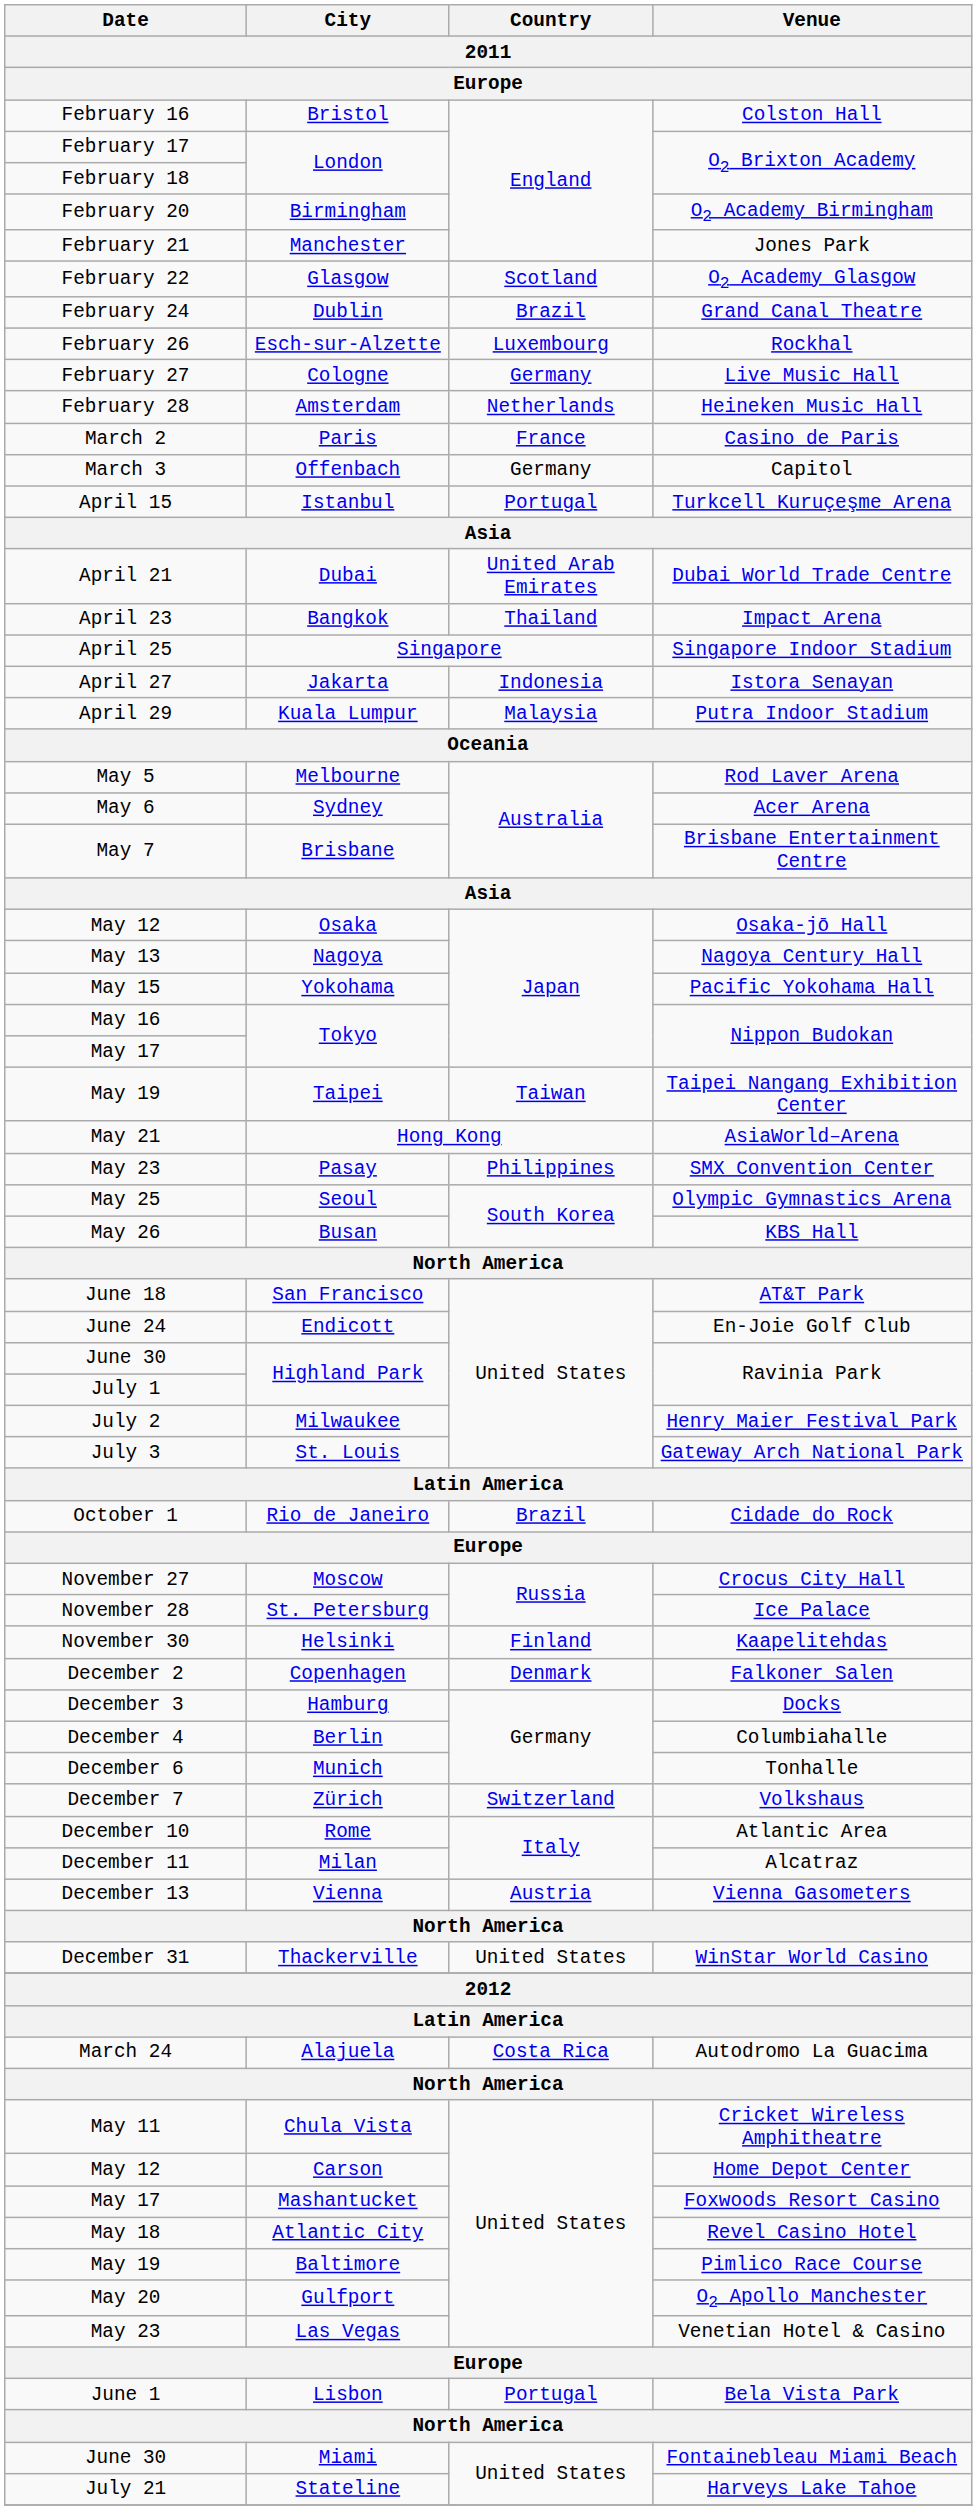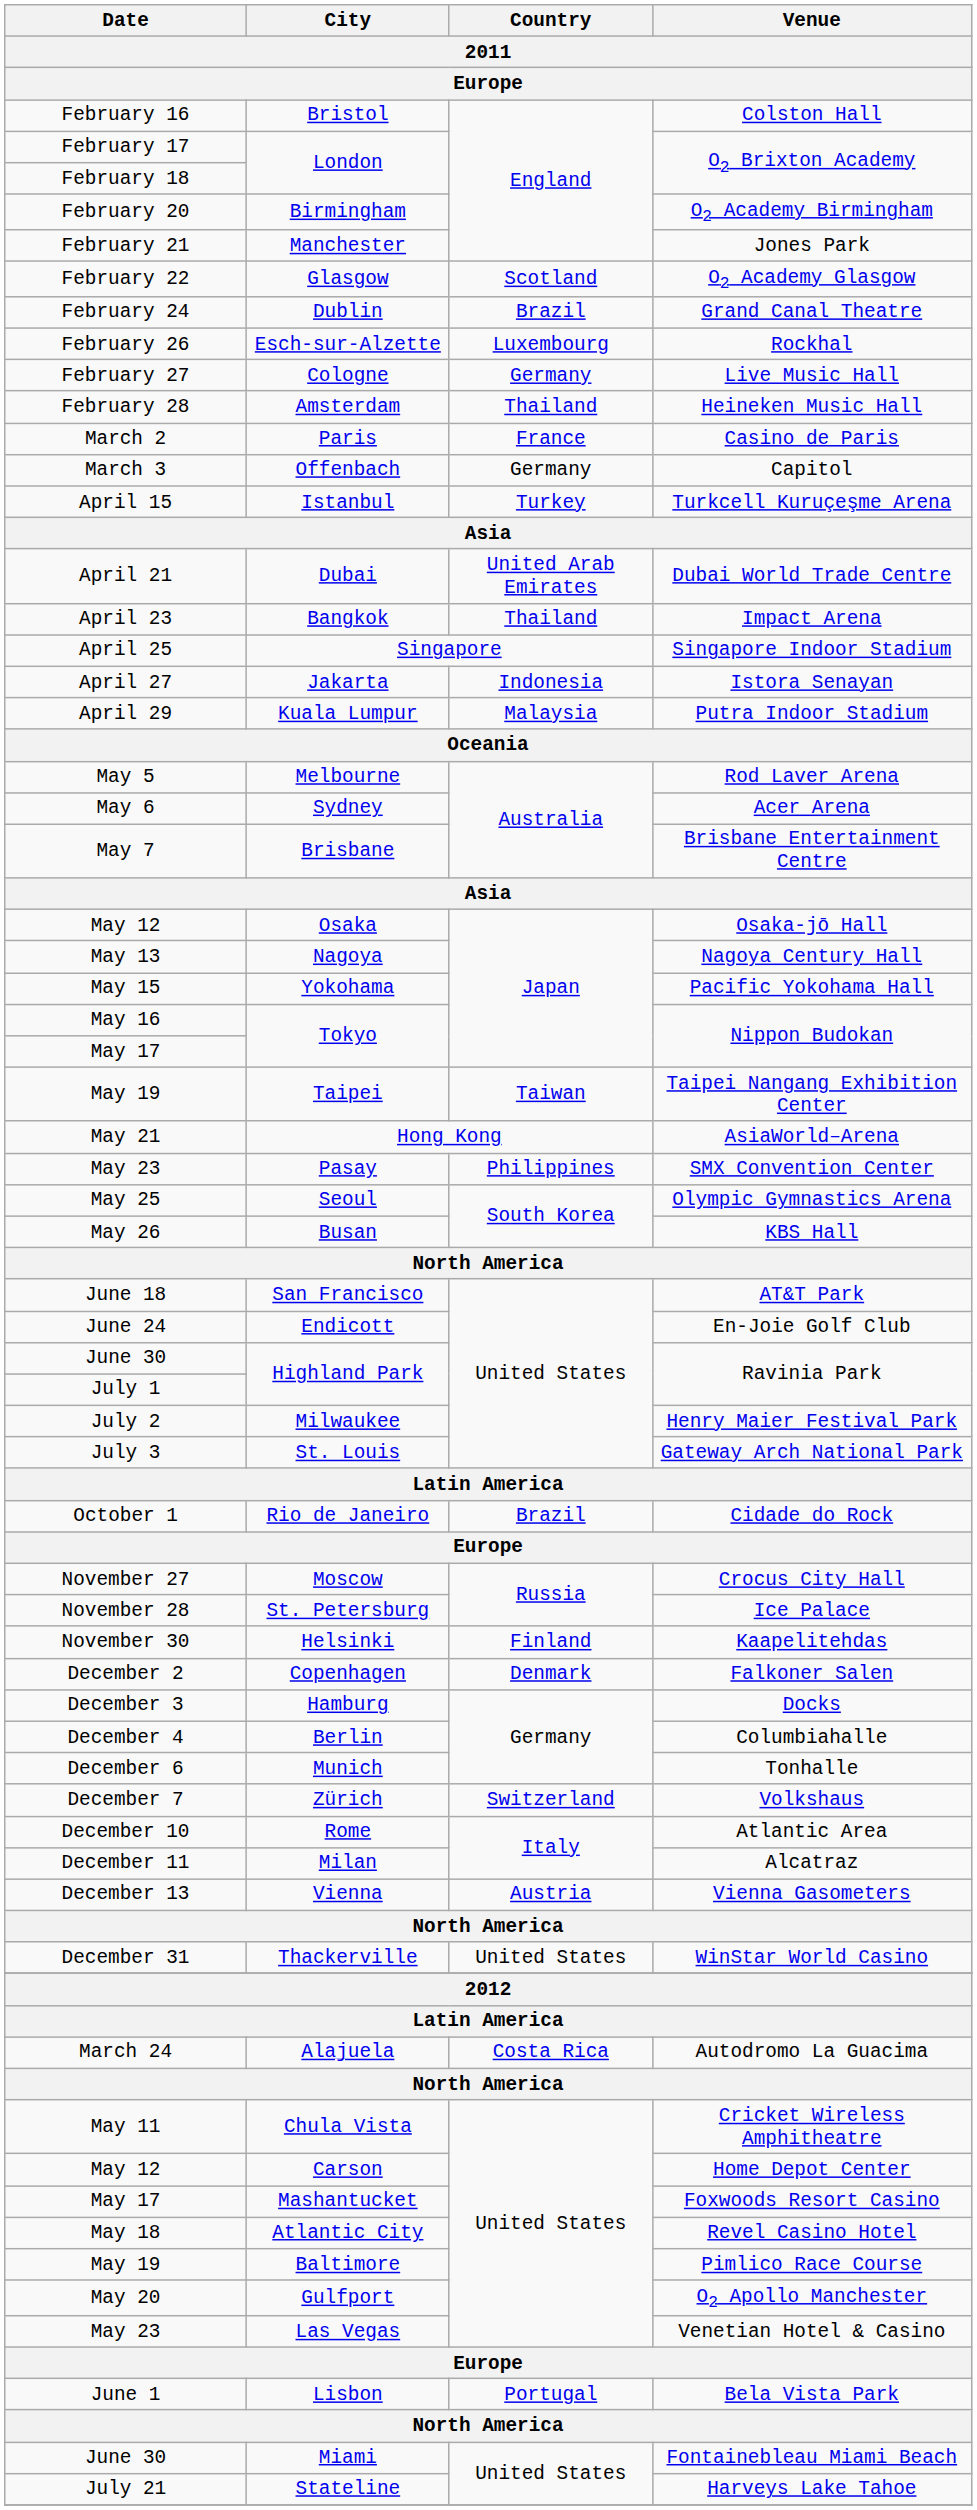(551, 407) Netherlands -> (551, 407) Thailand
(551, 502) Portugal -> (551, 502) Turkey
